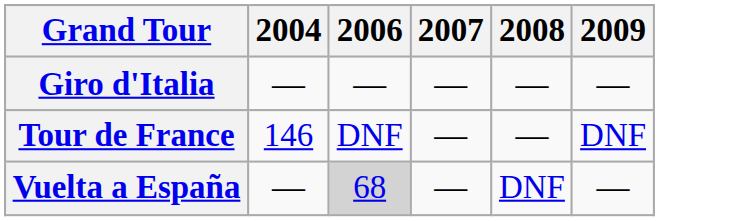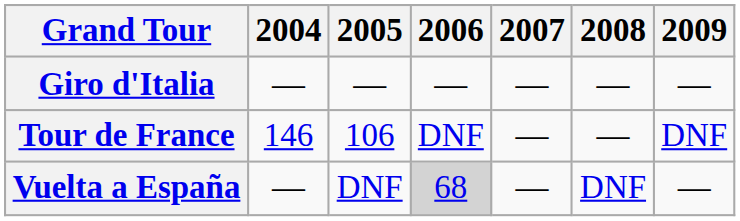+ column: (370, 30)
